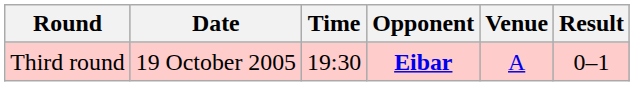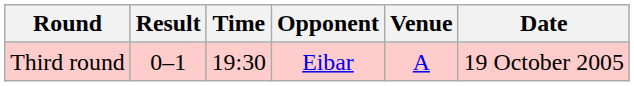columns swapped: (216, 23) <-> (591, 23)
(423, 61) bold -> (328, 61) normal
